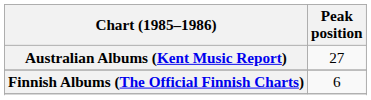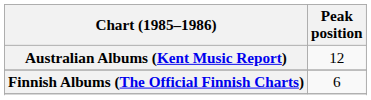(337, 57) 27 -> (337, 57) 12
